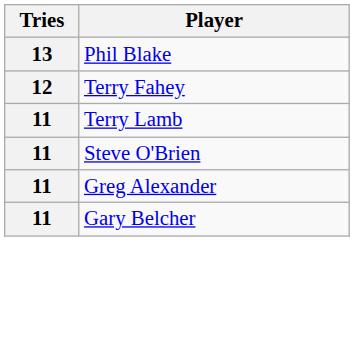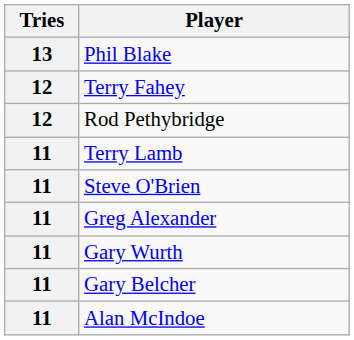+ row: (154, 119)
+ row: (133, 251)
+ row: (144, 317)
